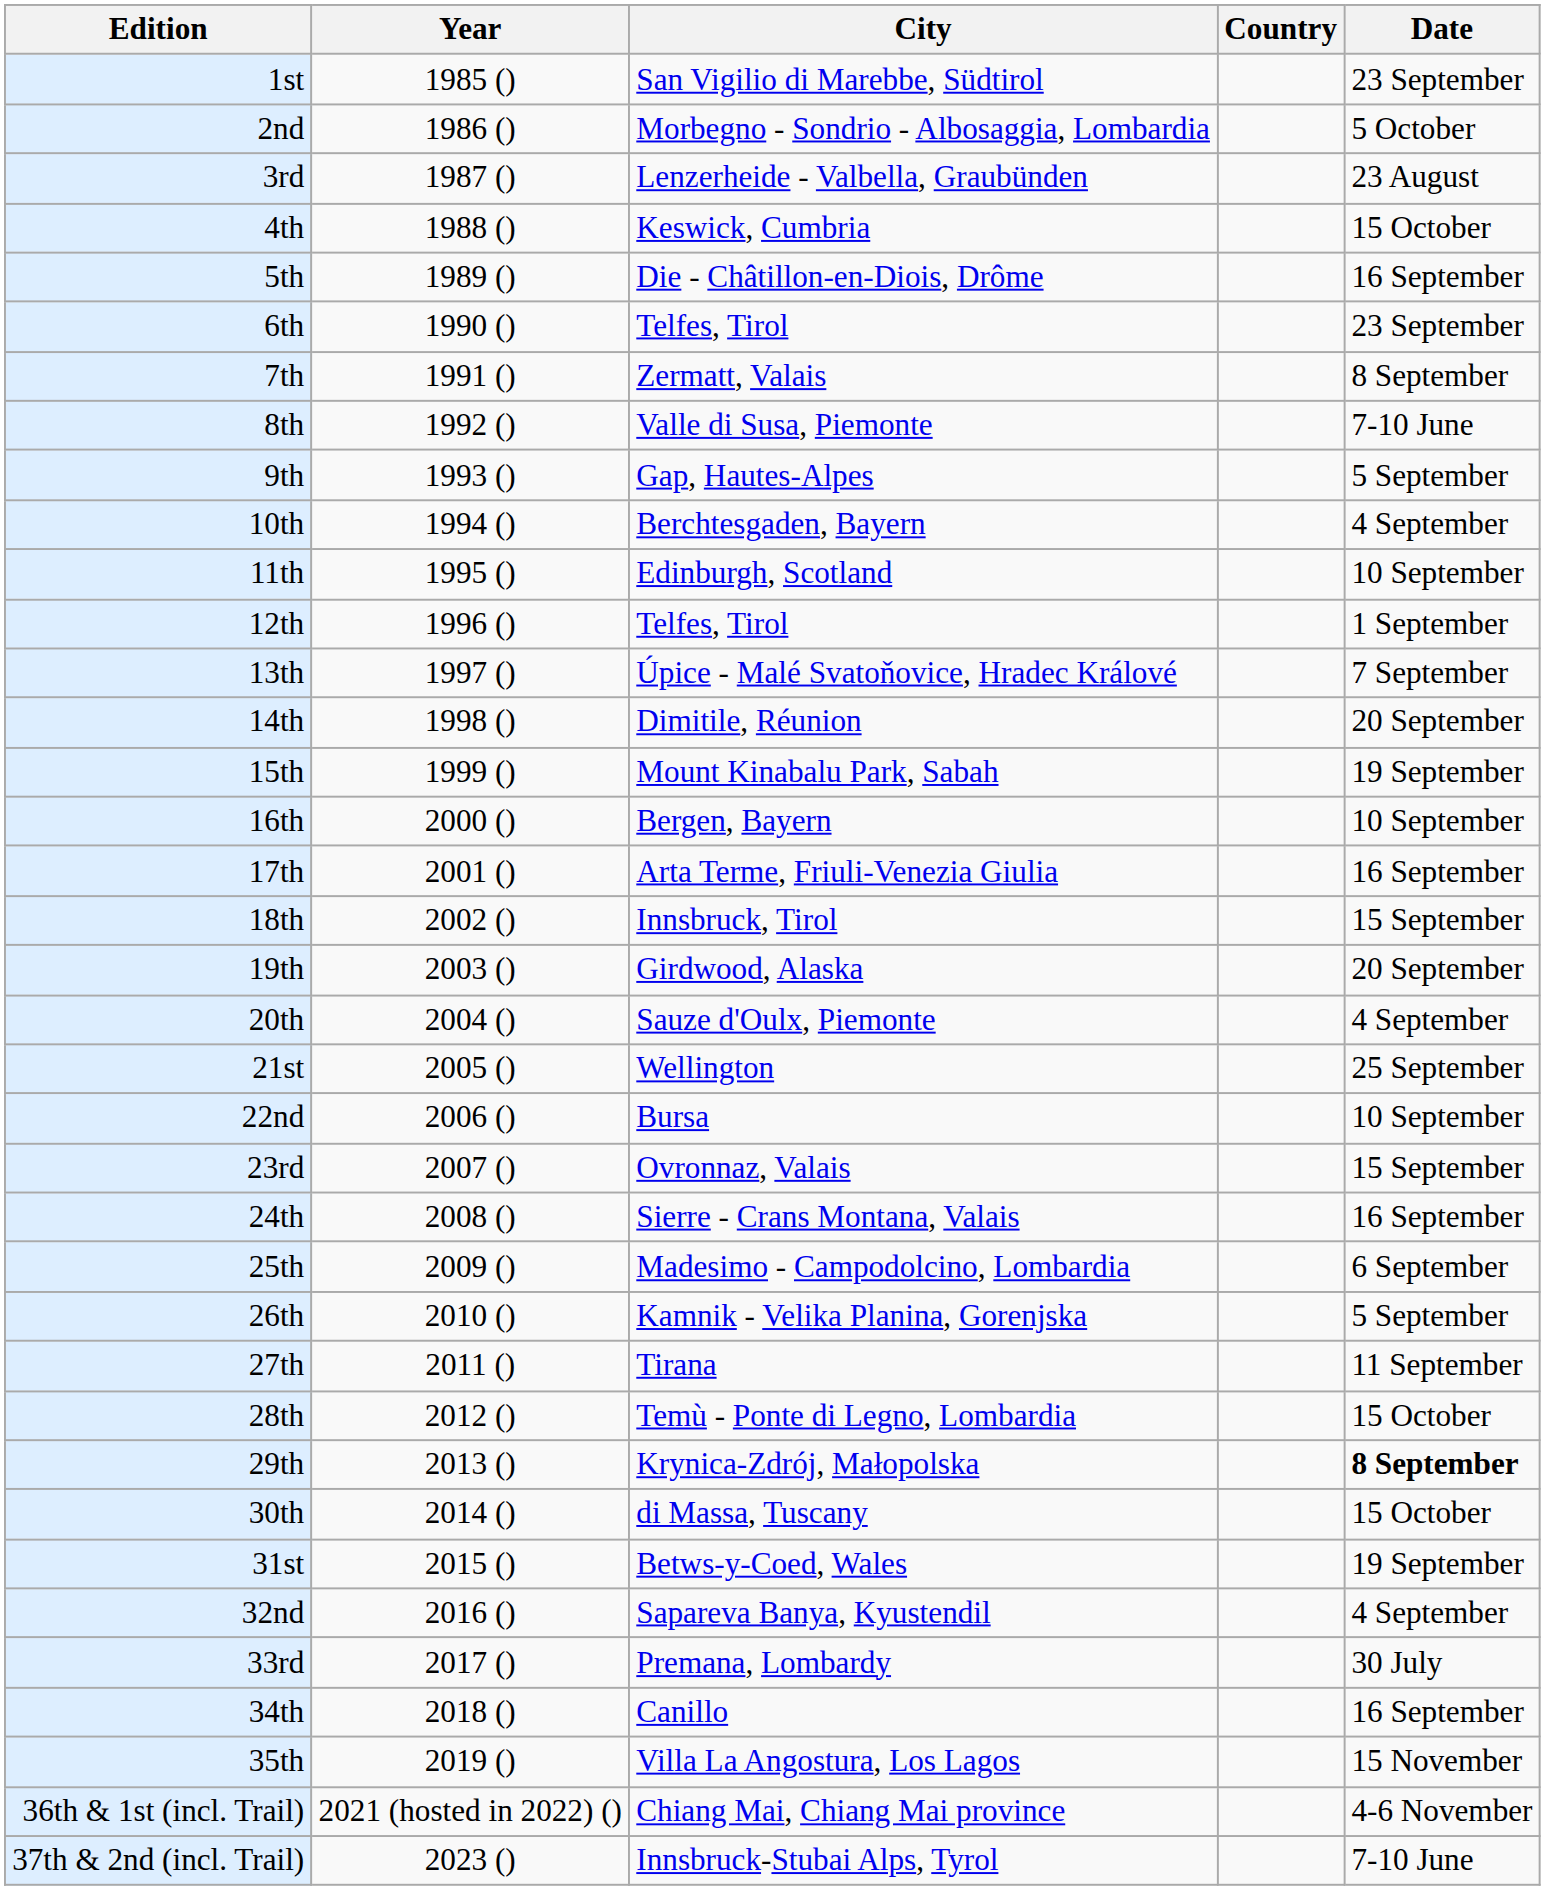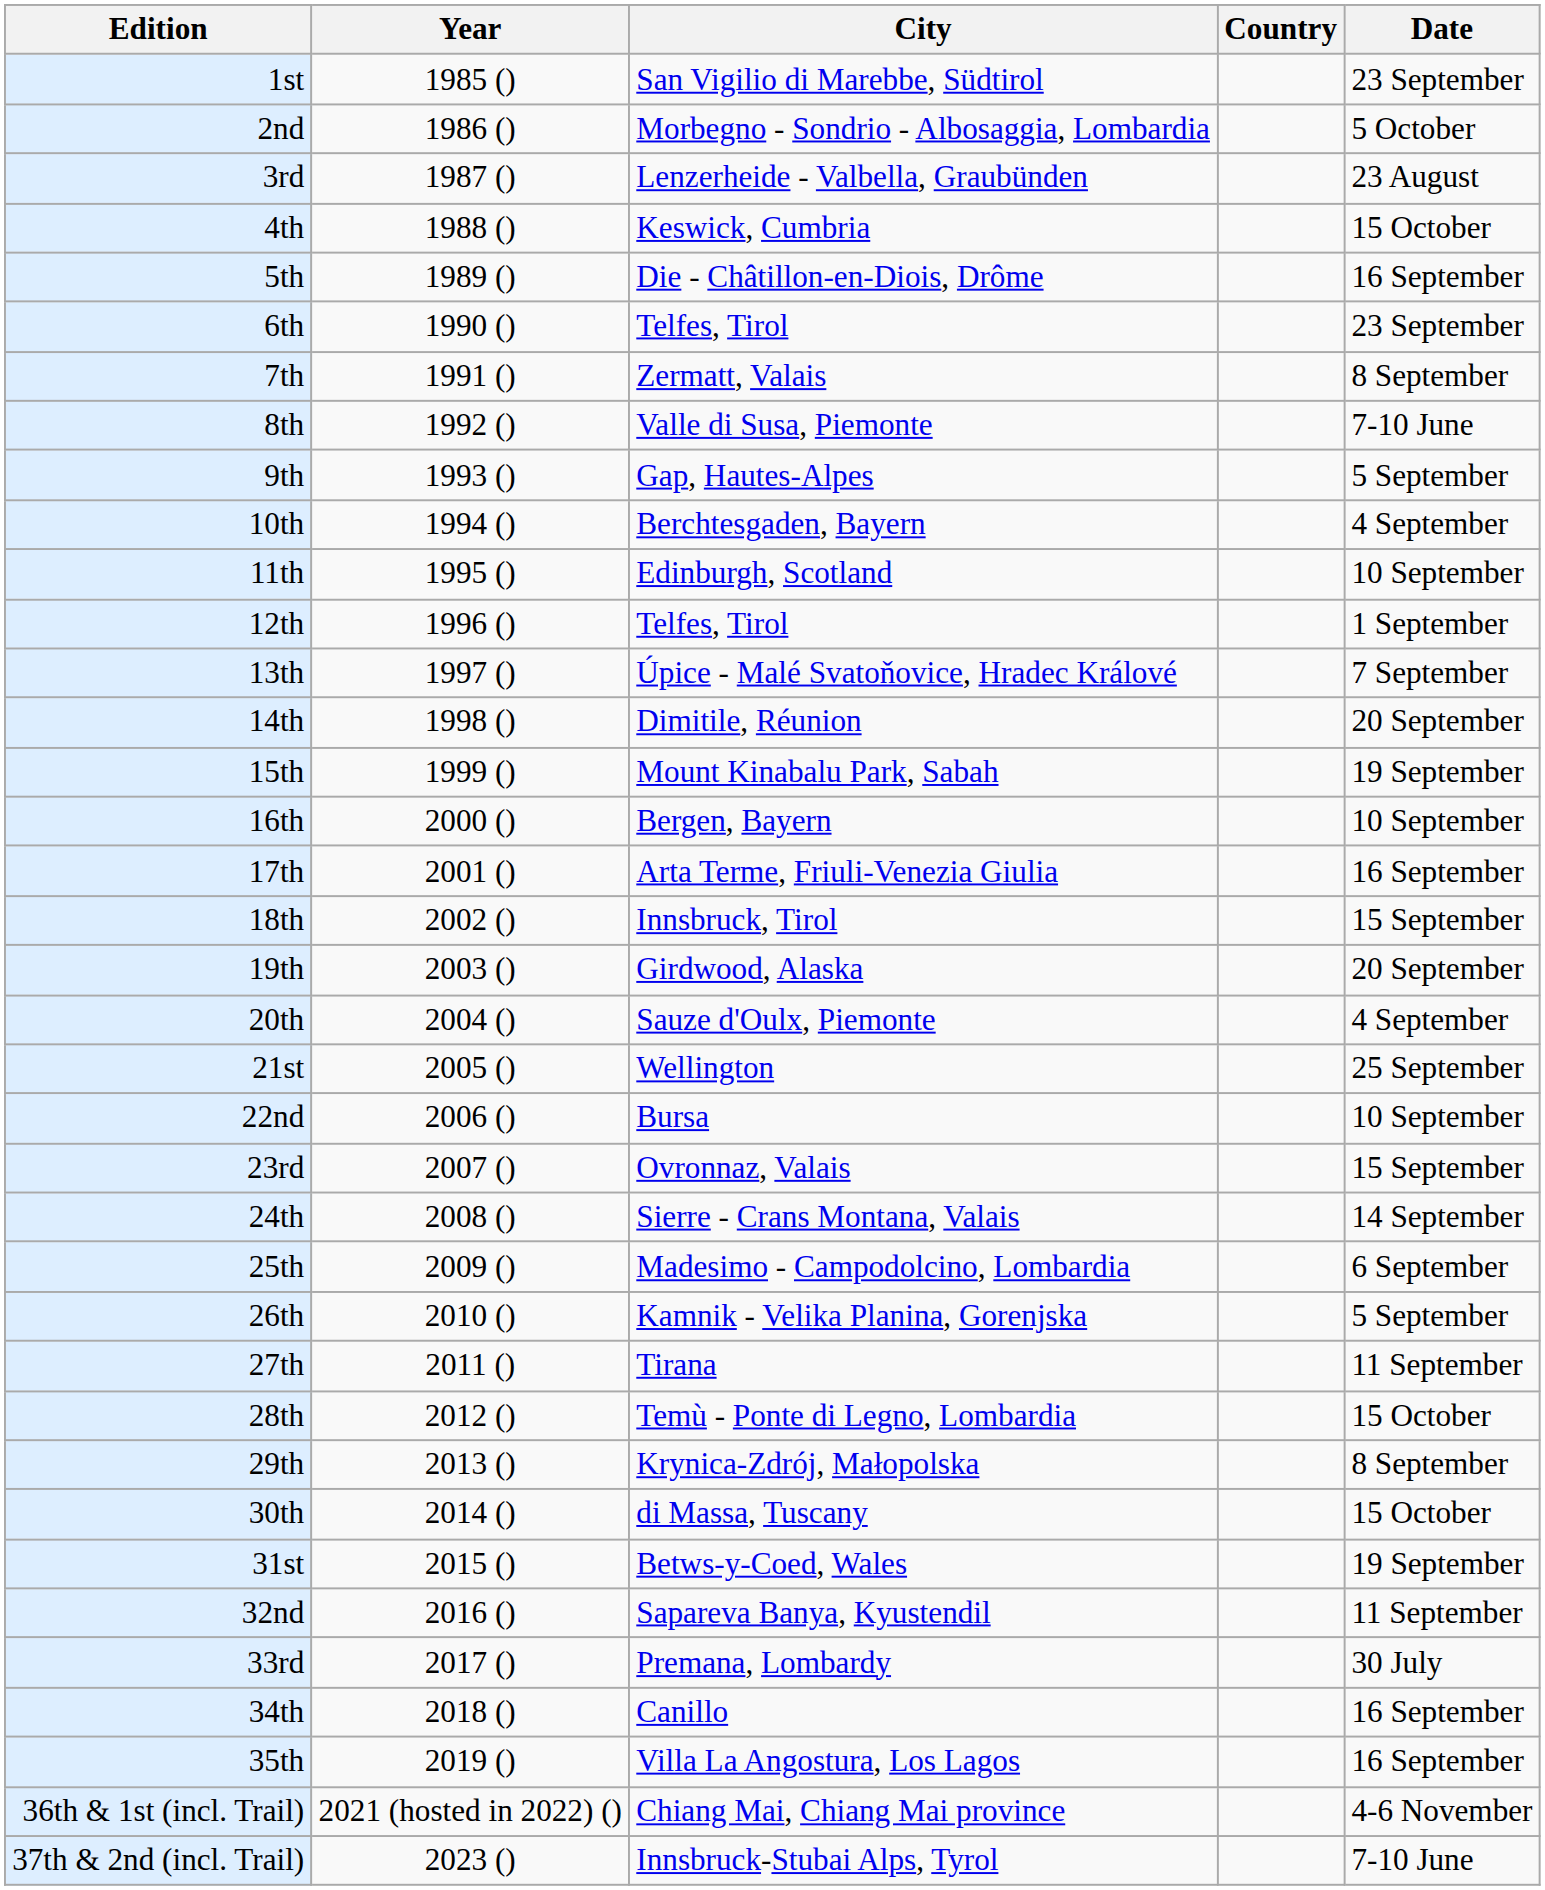(1438, 1216) 16 September -> (1438, 1216) 14 September
(1435, 1464) bold -> (1430, 1464) normal
(1430, 1612) 4 September -> (1437, 1612) 11 September
(1437, 1761) 15 November -> (1438, 1761) 16 September
